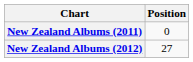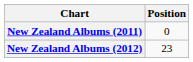(167, 48) 27 -> (167, 48) 23
